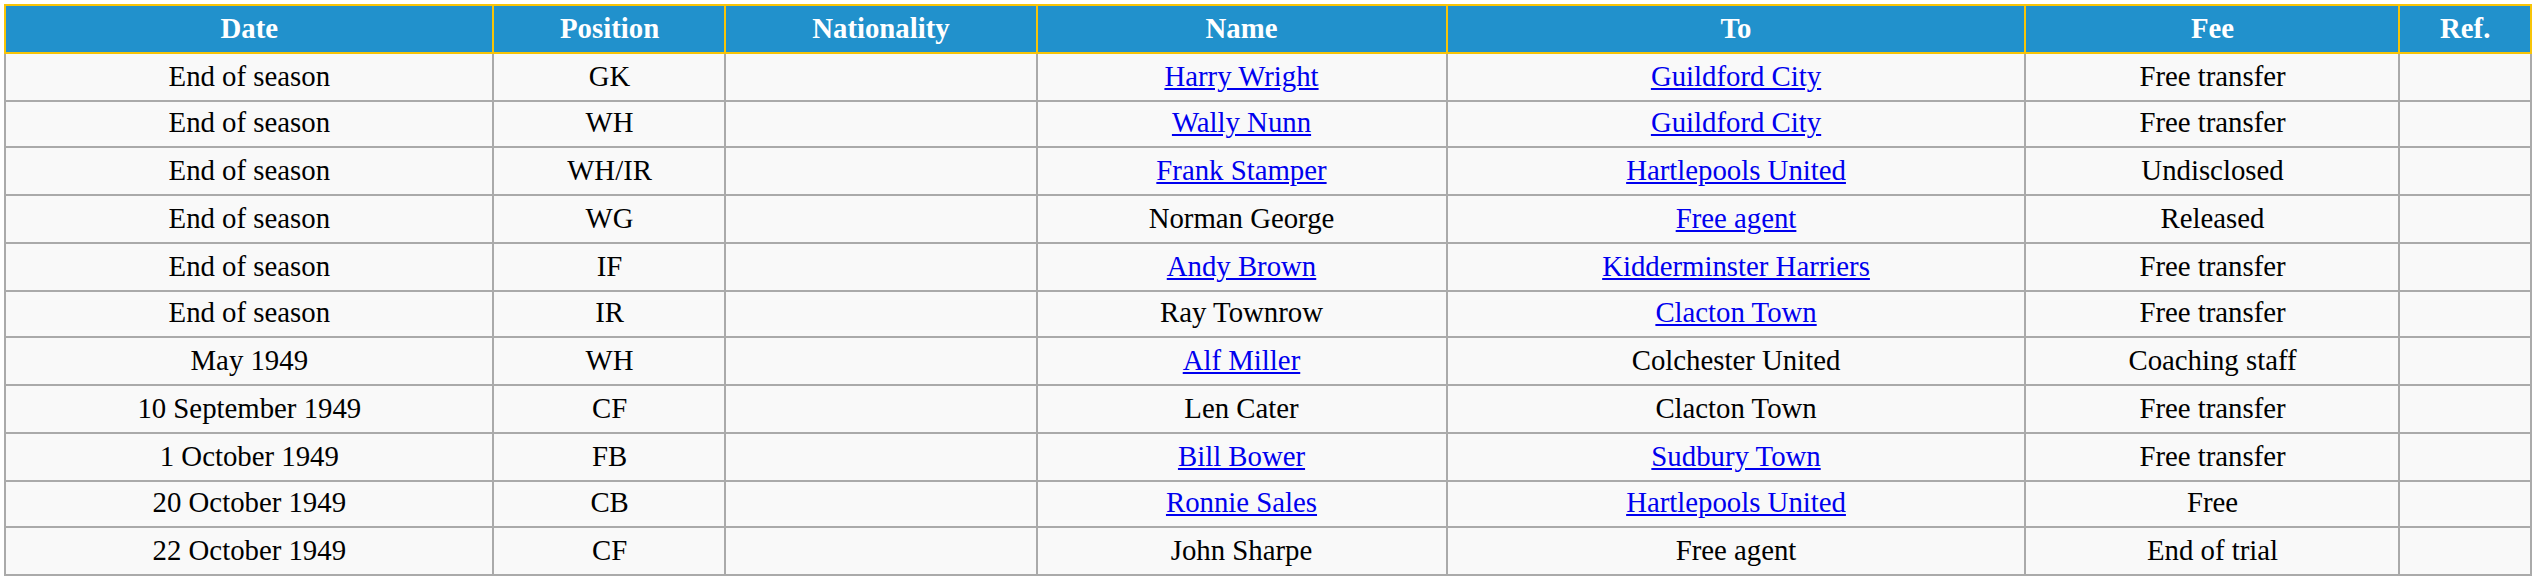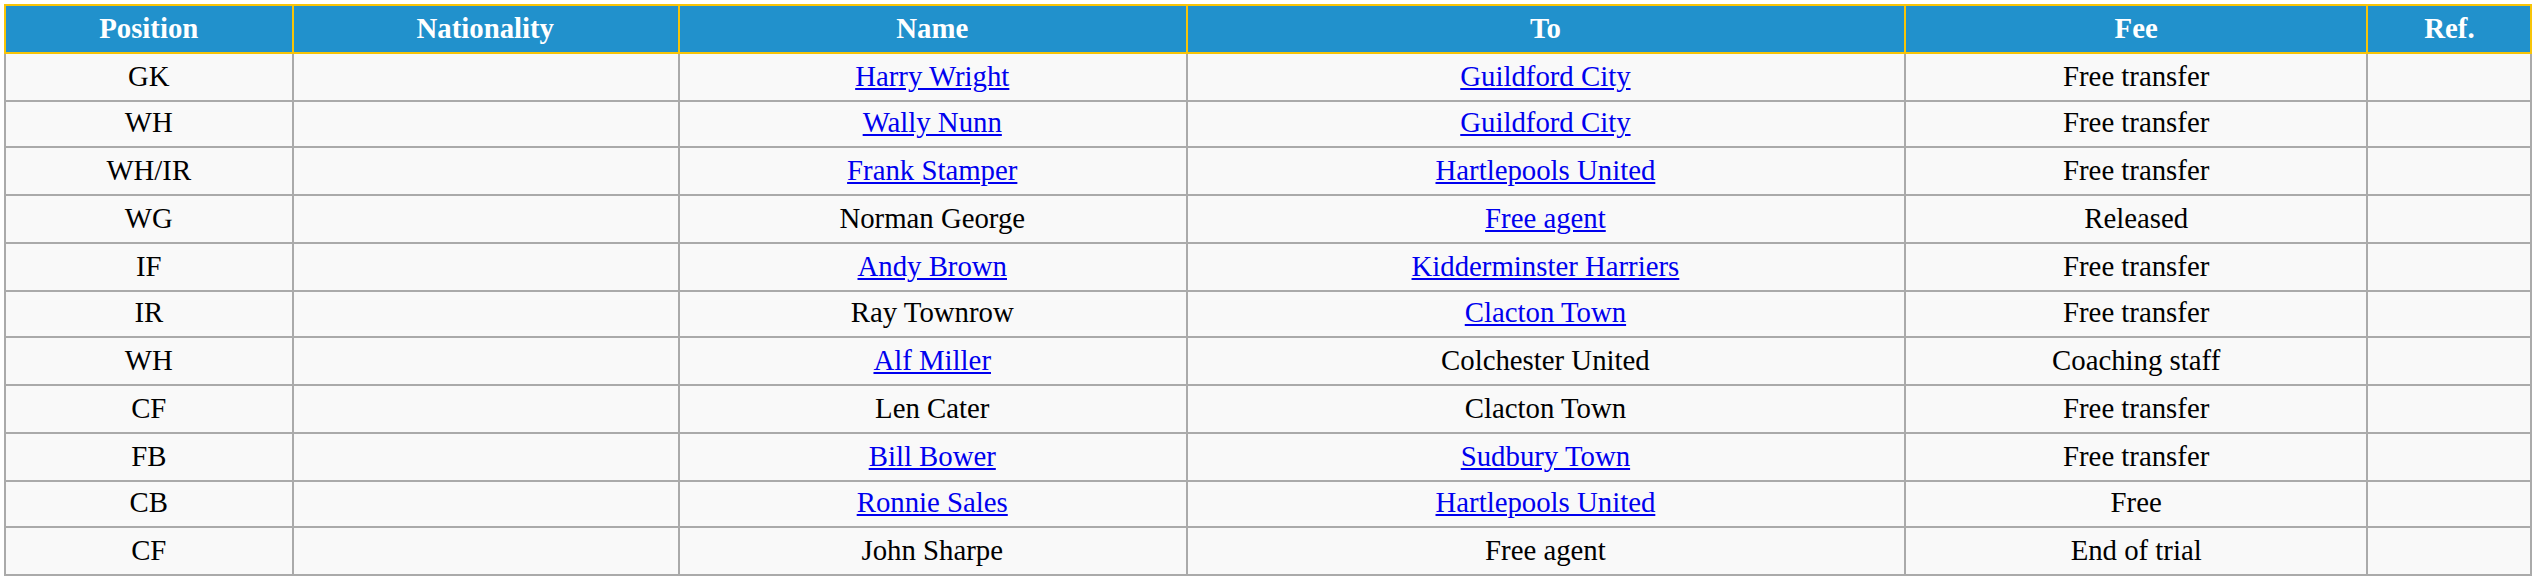- column: (249, 28)
(2212, 171) Undisclosed -> (2136, 171) Free transfer
